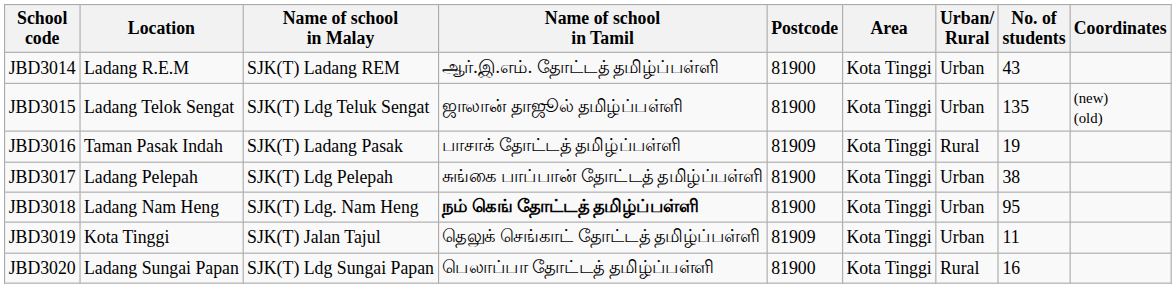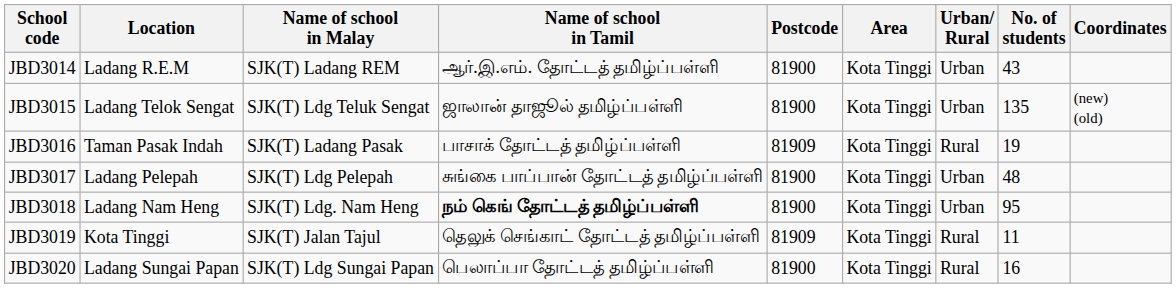(1011, 176) 38 -> (1011, 176) 48
(962, 237) Urban -> (960, 237) Rural
